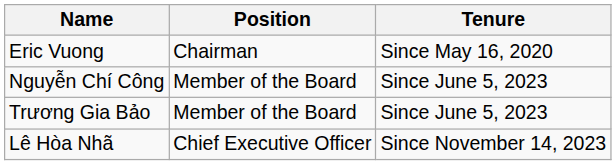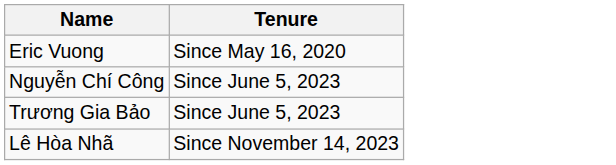- column: (272, 19)
